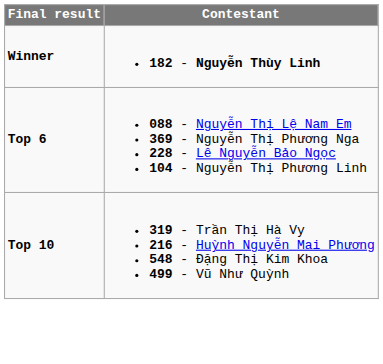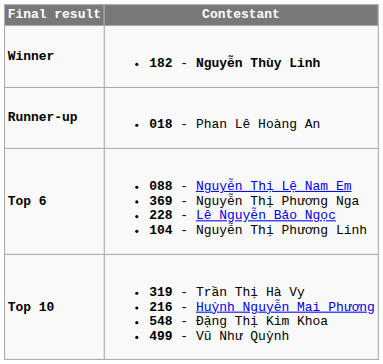+ row: (43, 118)
